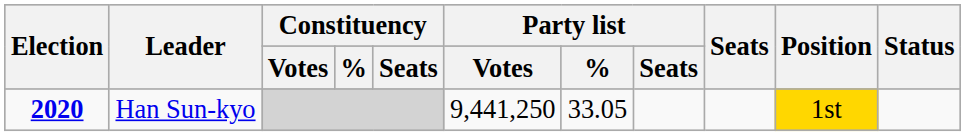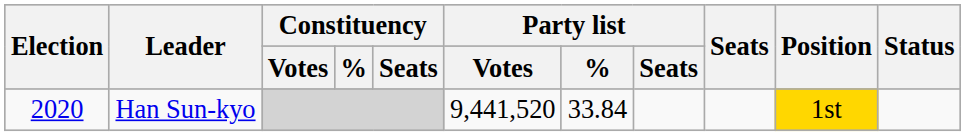(57, 109) bold -> (57, 109) normal
(503, 109) 9,441,250 -> (503, 109) 9,441,520
(597, 109) 33.05 -> (597, 109) 33.84
